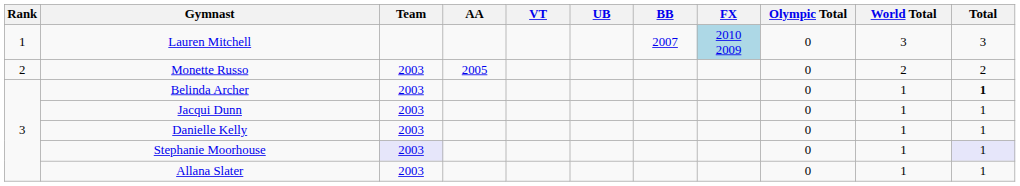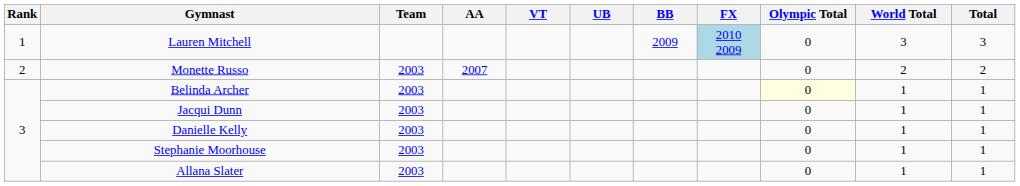(665, 42) 2007 -> (665, 42) 2009
(475, 69) 2005 -> (475, 69) 2007
(808, 89) no background -> (808, 89) lightyellow background
(983, 89) bold -> (983, 89) normal
(411, 150) lavender background -> (411, 150) no background
(983, 150) lavender background -> (983, 150) no background
